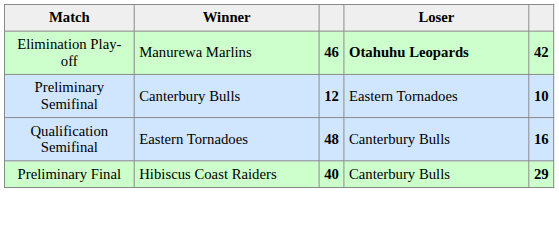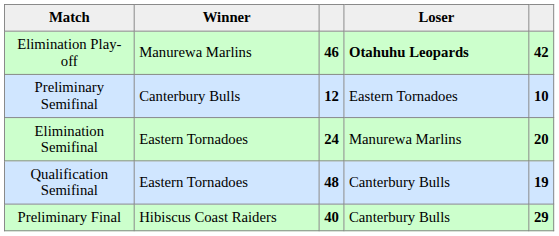+ row: (69, 139)
(541, 139) 16 -> (541, 182) 19
